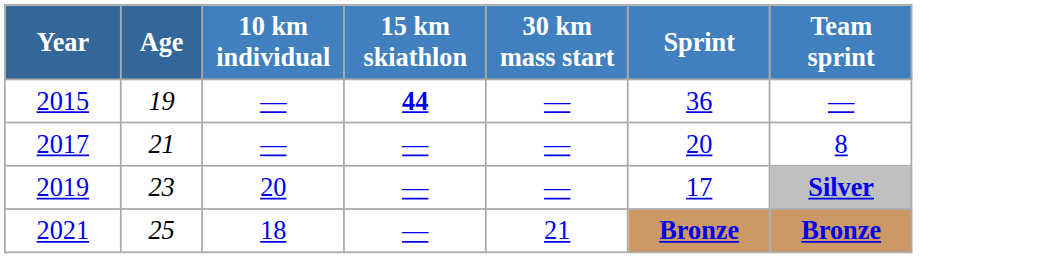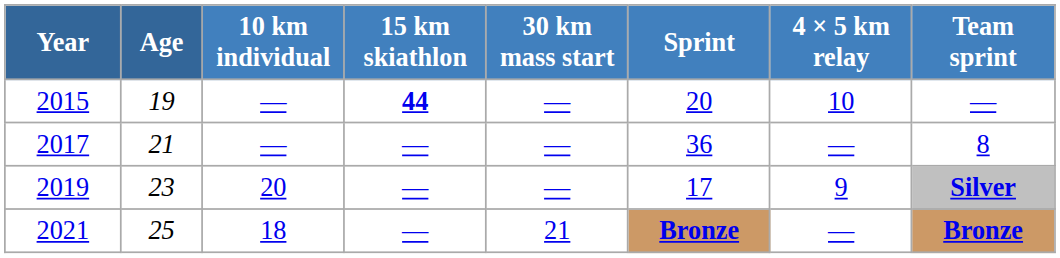+ column: (841, 41)
(699, 100) 36 -> (699, 100) 20
(699, 144) 20 -> (699, 144) 36
